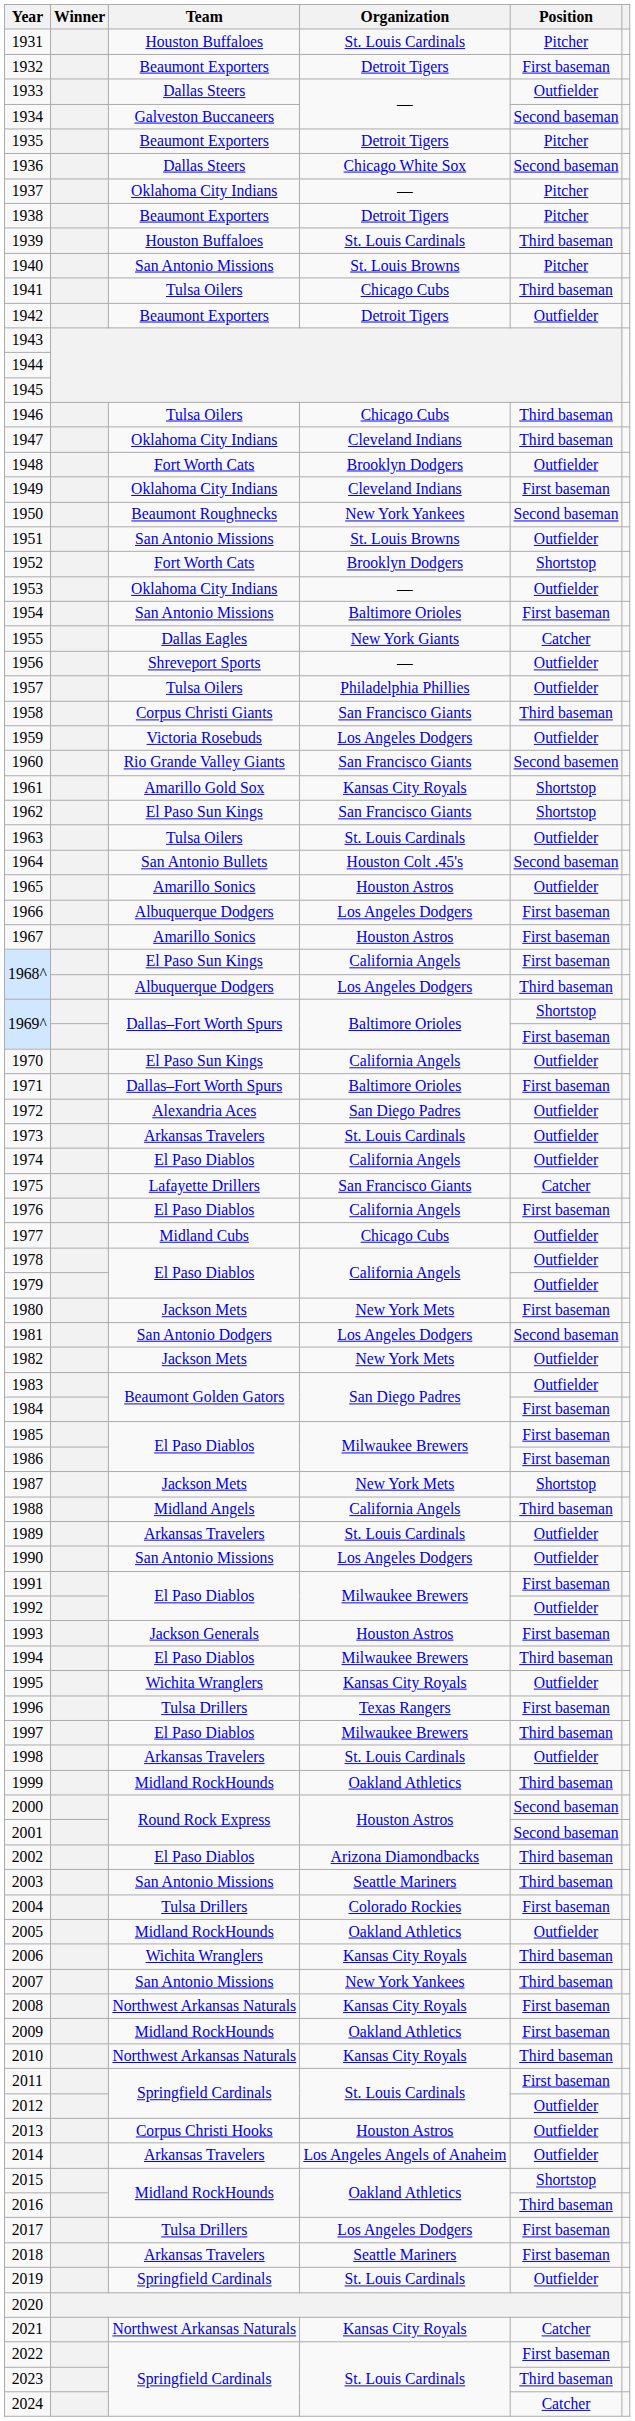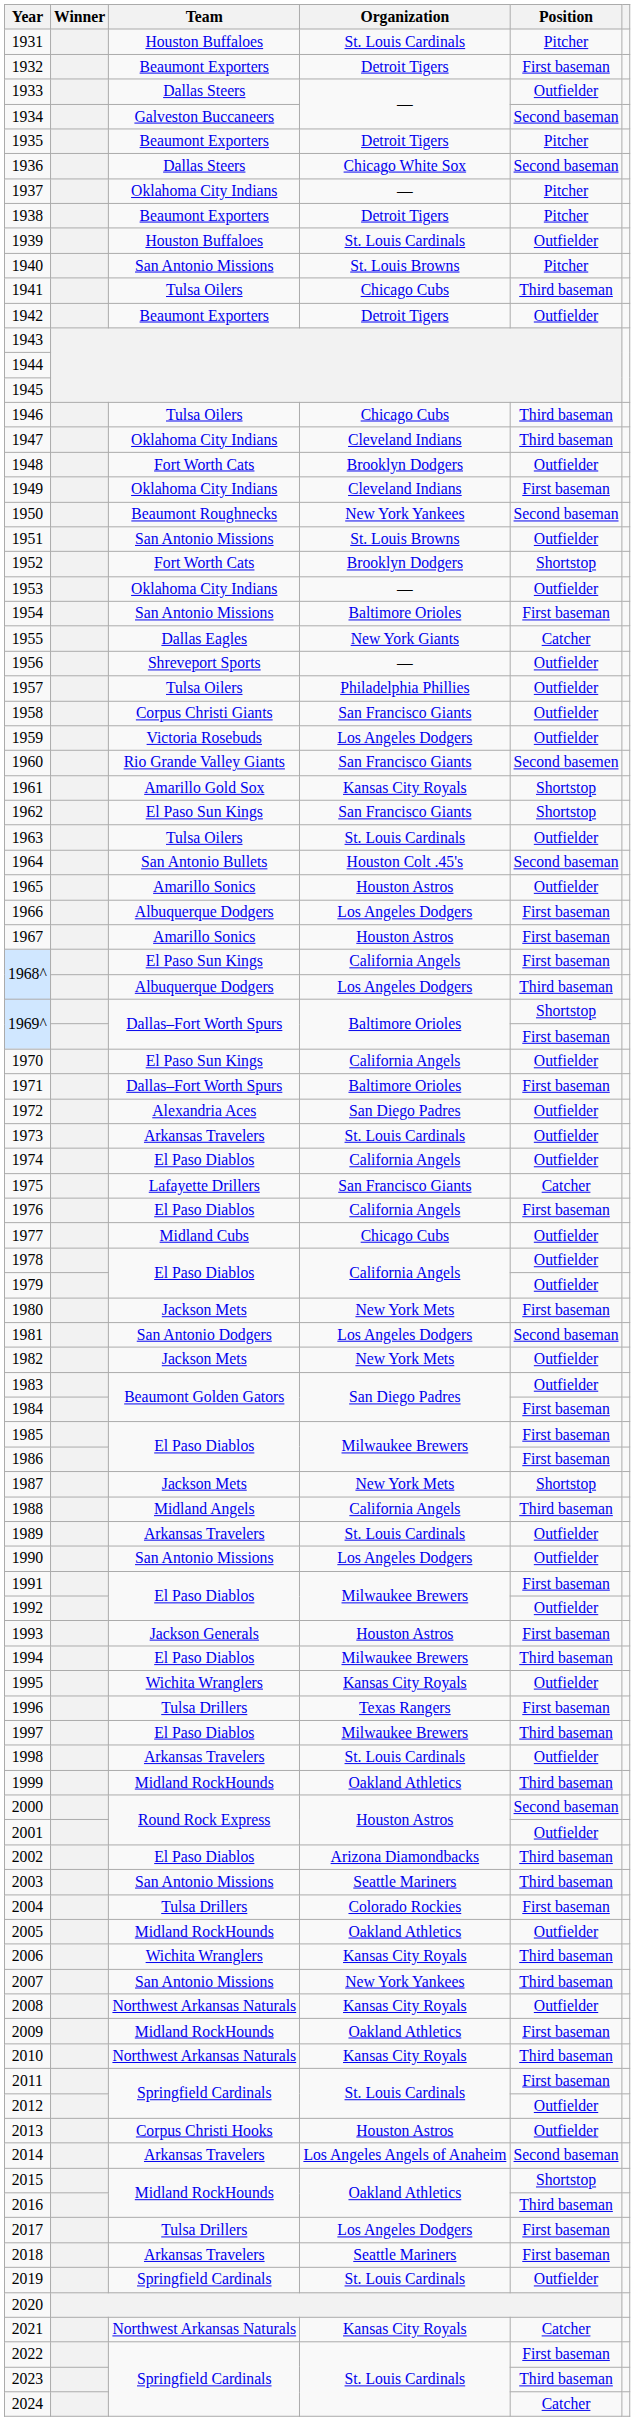(566, 240) Third baseman -> (566, 240) Outfielder
(566, 713) Third baseman -> (566, 713) Outfielder
(566, 1832) Second baseman -> (566, 1832) Outfielder
(566, 2006) First baseman -> (566, 2006) Outfielder
(566, 2155) Outfielder -> (566, 2155) Second baseman
